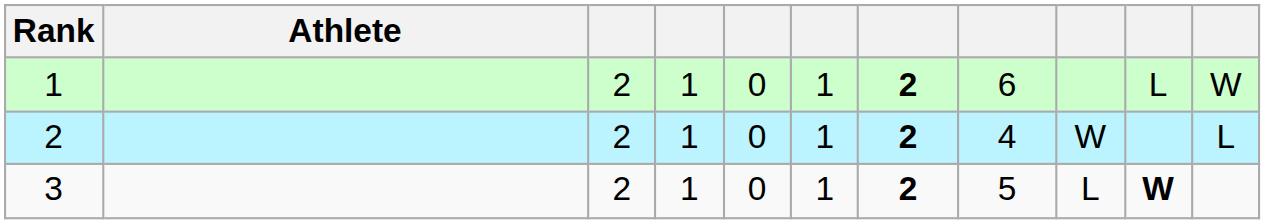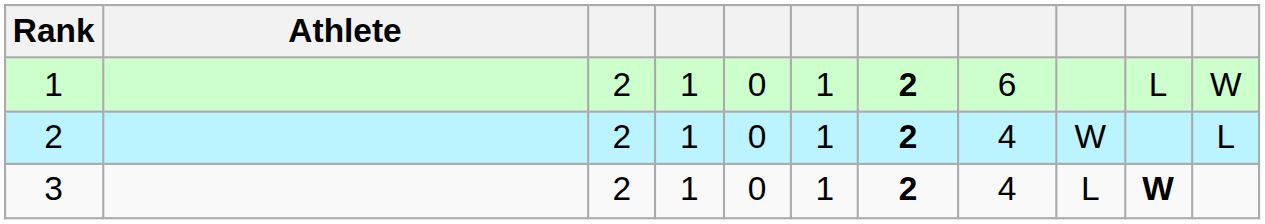(1007, 190) 5 -> (1007, 190) 4
